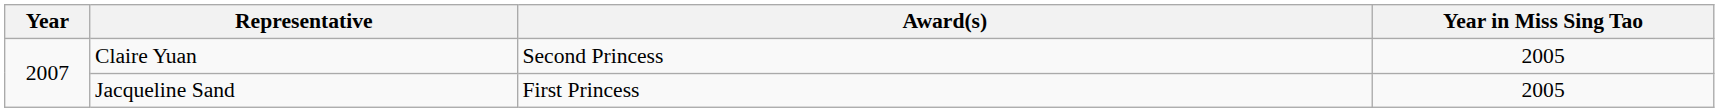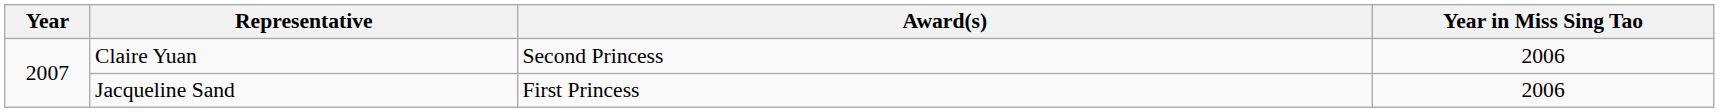(1543, 55) 2005 -> (1543, 55) 2006
(1543, 90) 2005 -> (1543, 90) 2006
